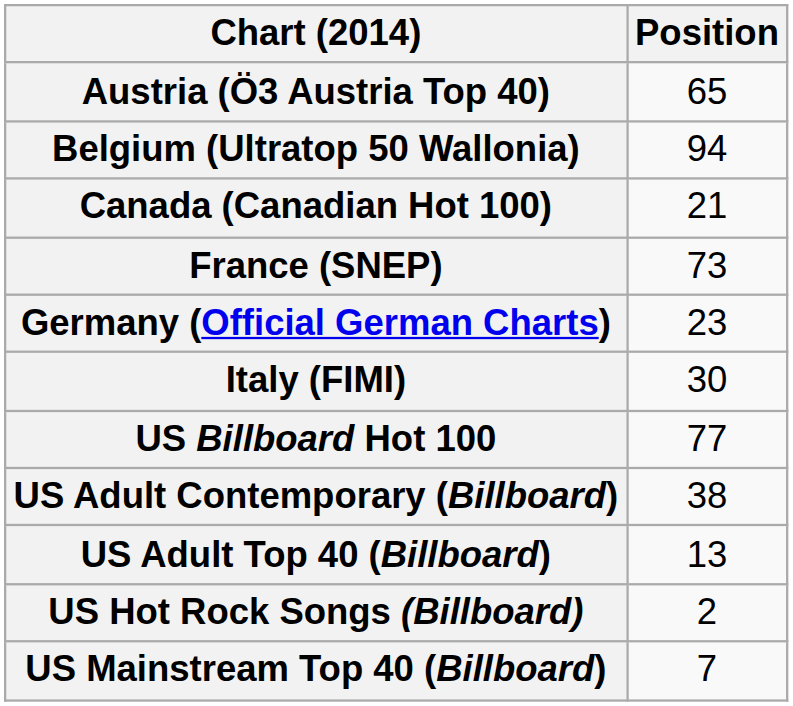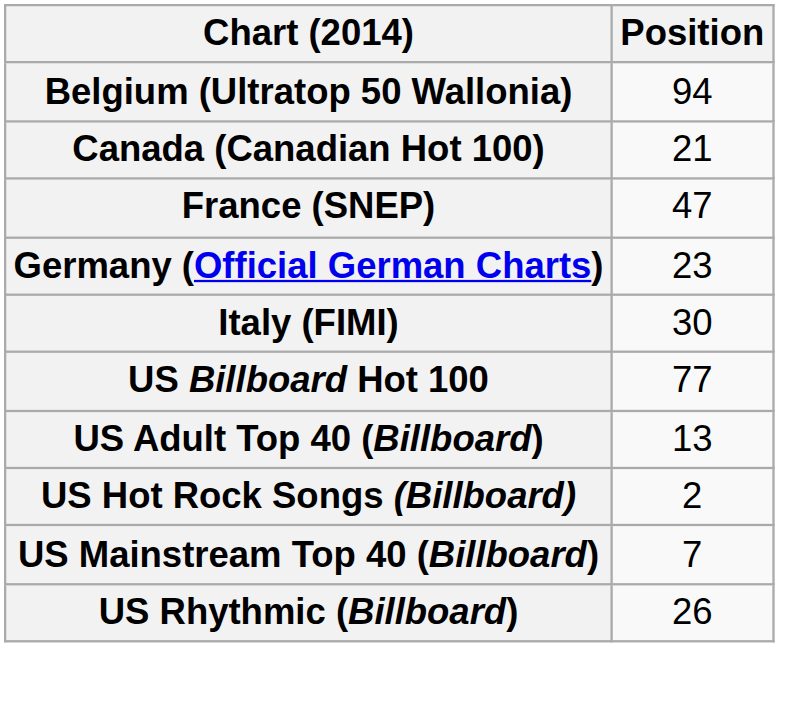- row: (316, 91)
(707, 264) 73 -> (692, 206) 47
- row: (316, 496)
+ row: (309, 611)
